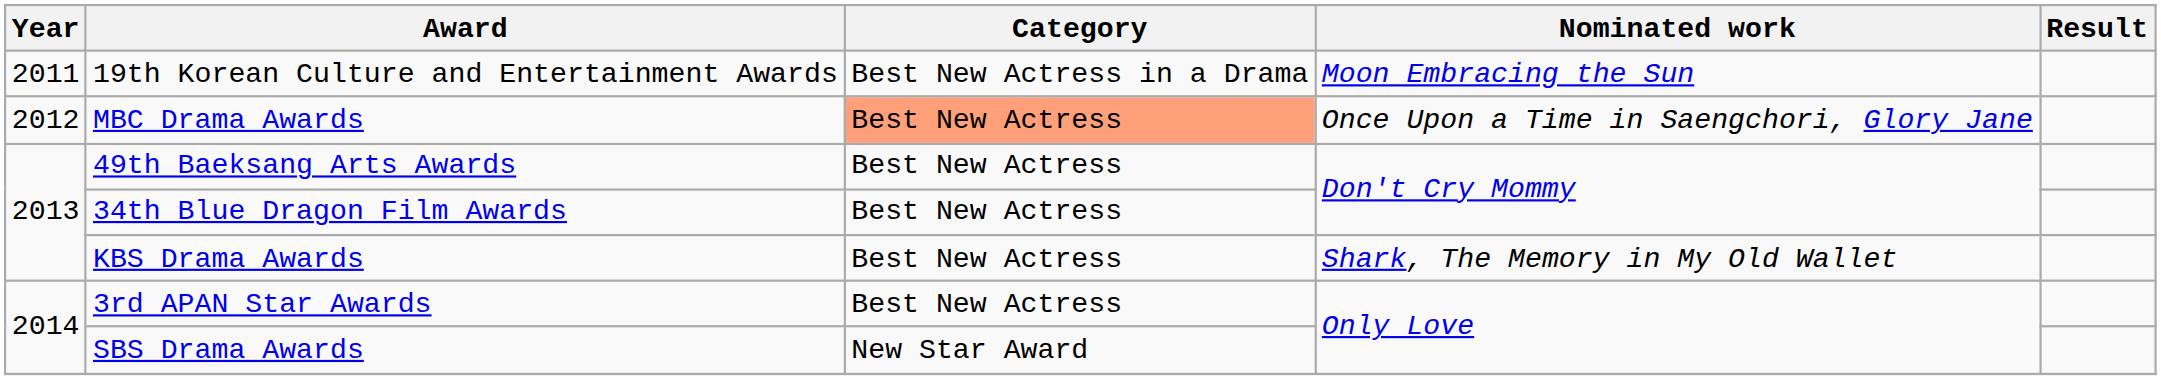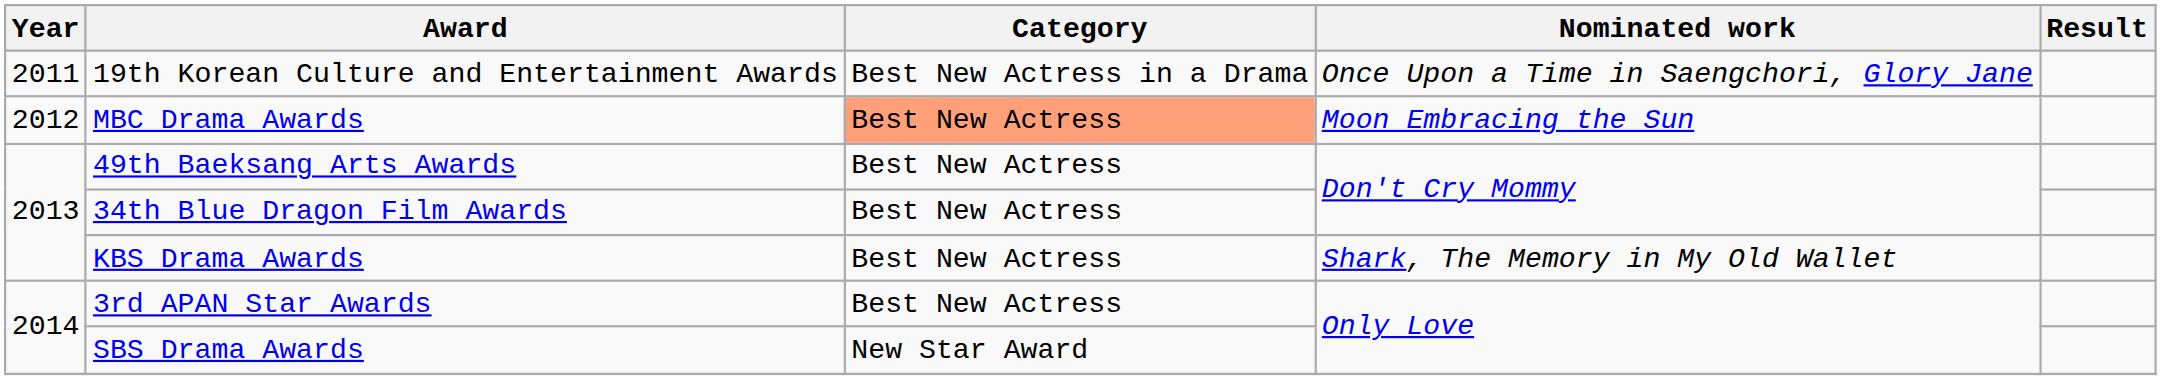(1508, 74) Moon Embracing the Sun -> (1677, 74) Once Upon a Time in Saengchori, Glory Jane
(1677, 120) Once Upon a Time in Saengchori, Glory Jane -> (1508, 120) Moon Embracing the Sun
